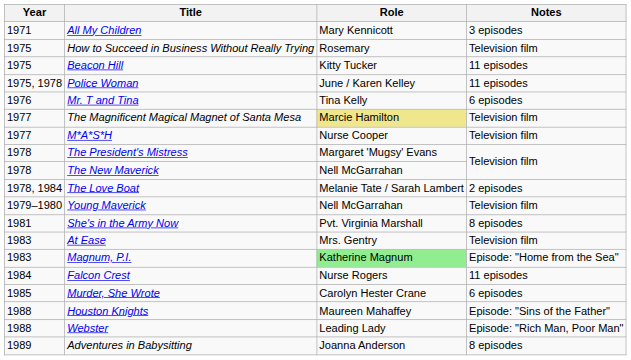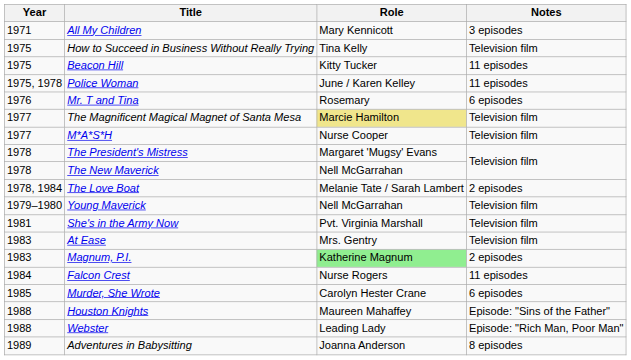(344, 48) Rosemary -> (343, 48) Tina Kelly
(343, 100) Tina Kelly -> (344, 100) Rosemary
(496, 223) 8 episodes -> (503, 223) Television film
(544, 258) Episode: "Home from the Sea" -> (496, 258) 2 episodes
